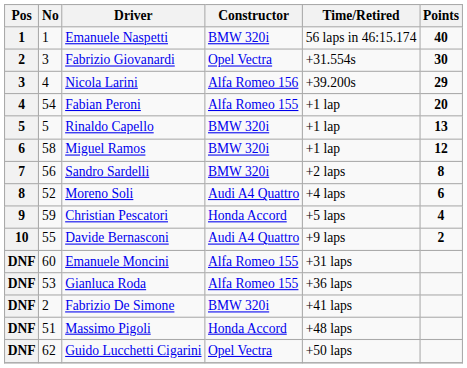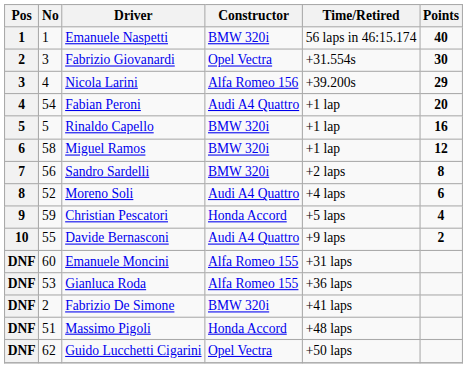(253, 104) Alfa Romeo 155 -> (254, 104) Audi A4 Quattro
(441, 127) 13 -> (441, 127) 16
